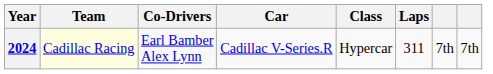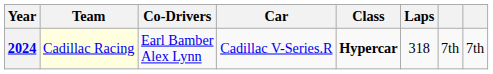(366, 48) normal -> (368, 48) bold
(414, 48) 311 -> (419, 48) 318
